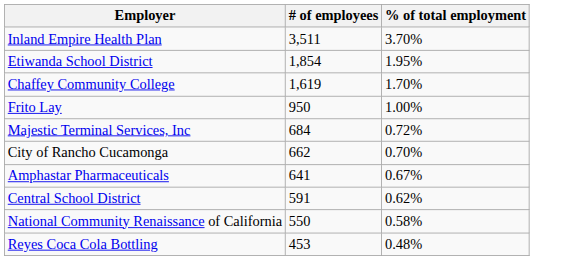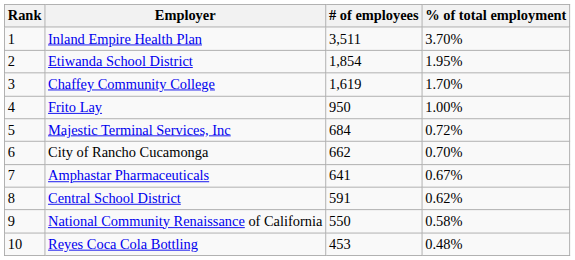+ column: (25, 15)
